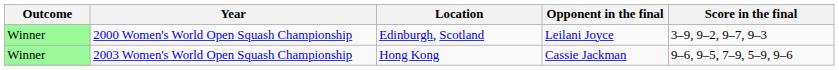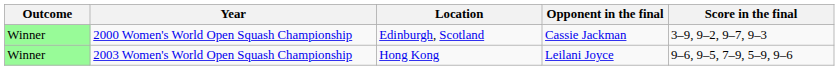(579, 34) Leilani Joyce -> (586, 34) Cassie Jackman
(586, 55) Cassie Jackman -> (579, 55) Leilani Joyce
